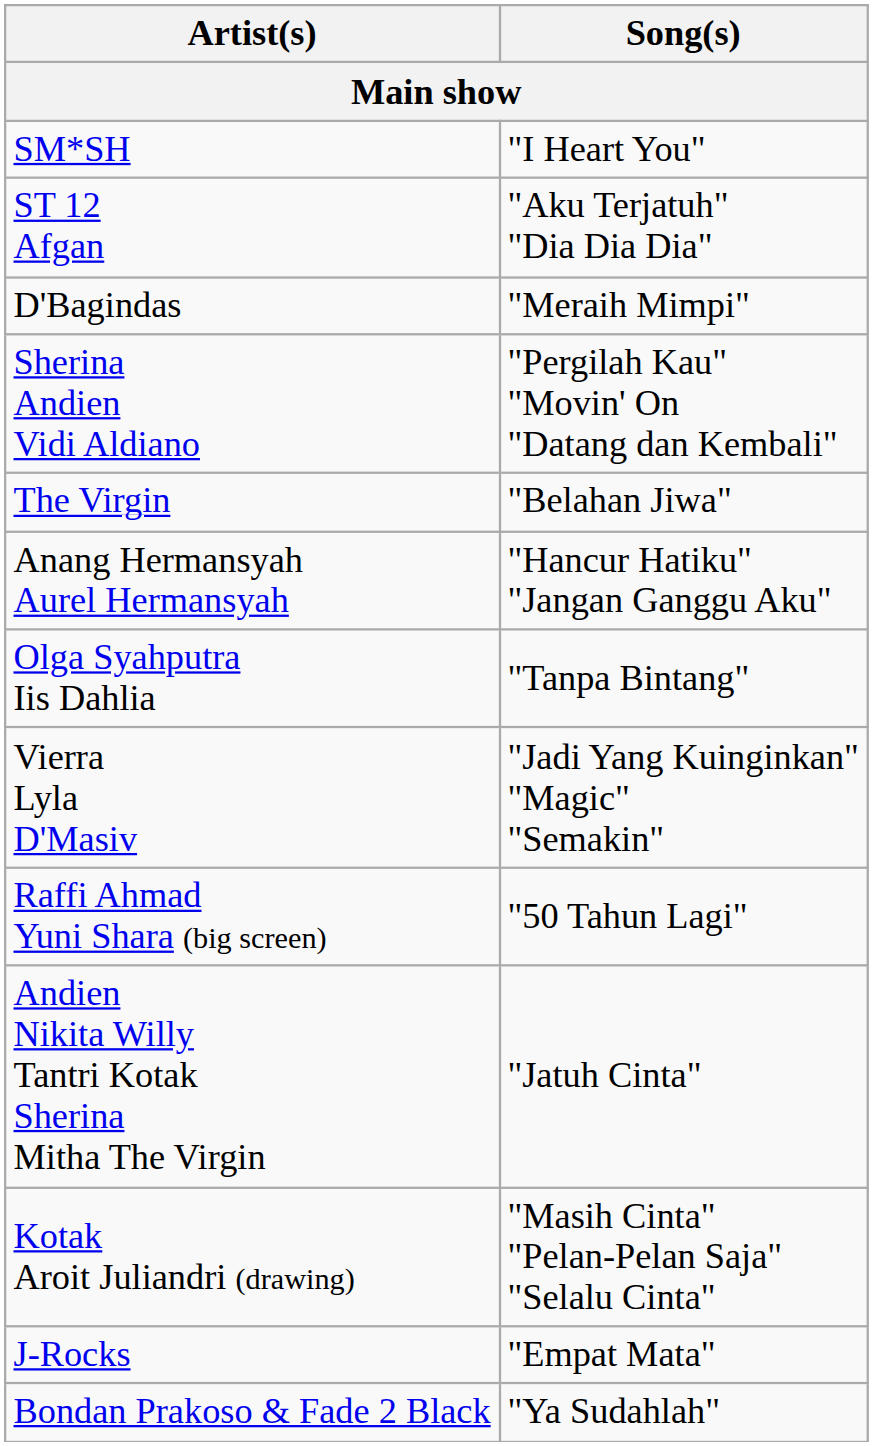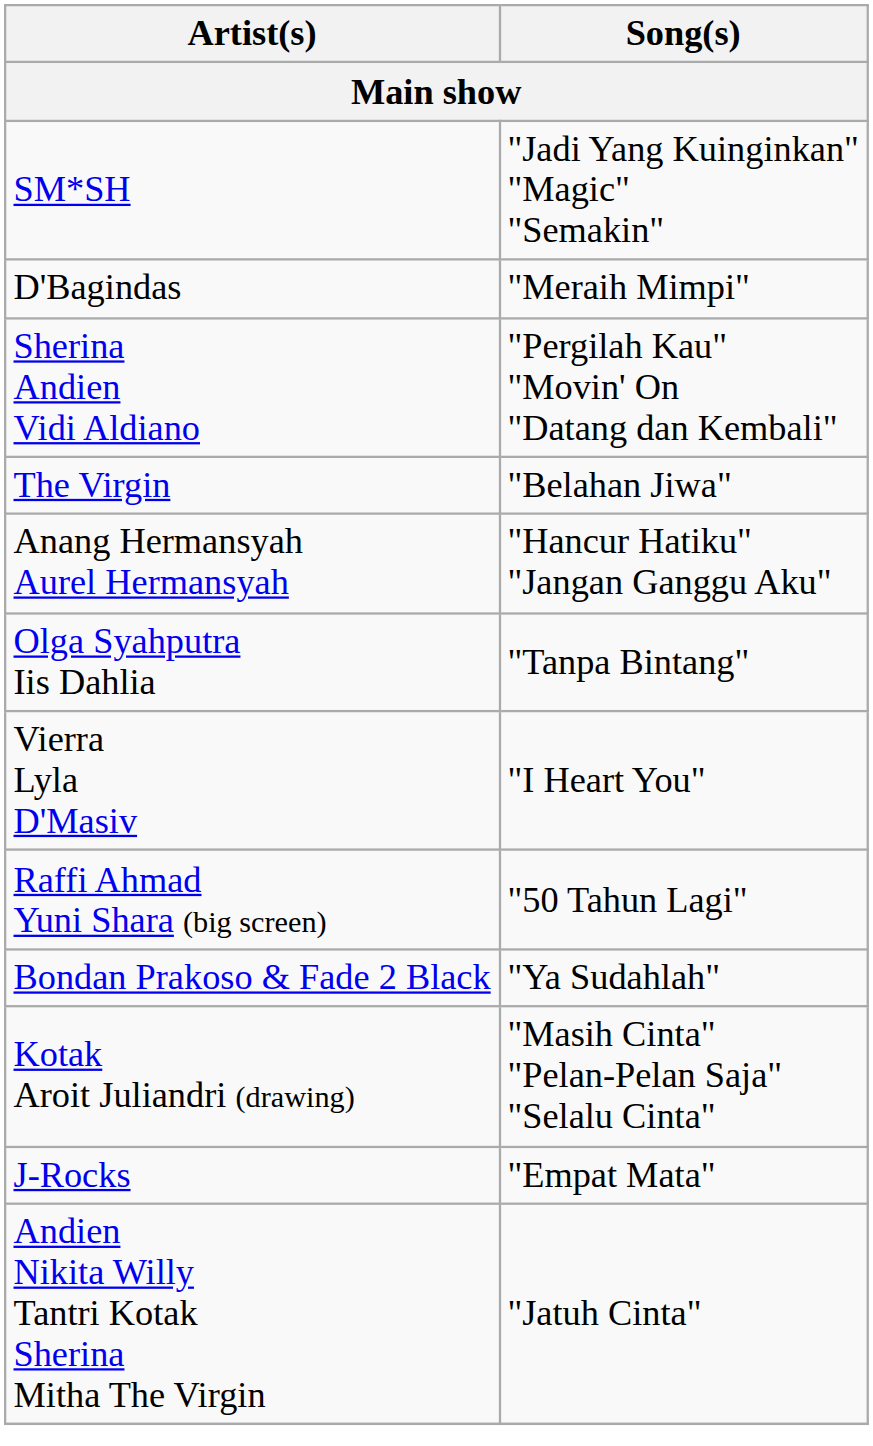(606, 148) "I Heart You" -> (683, 189) "Jadi Yang Kuinginkan" "Magic" "Semakin"
- row: (59, 226)
(683, 796) "Jadi Yang Kuinginkan" "Magic" "Semakin" -> (606, 780) "I Heart You"
rows swapped: (140, 1075) <-> (252, 1411)
